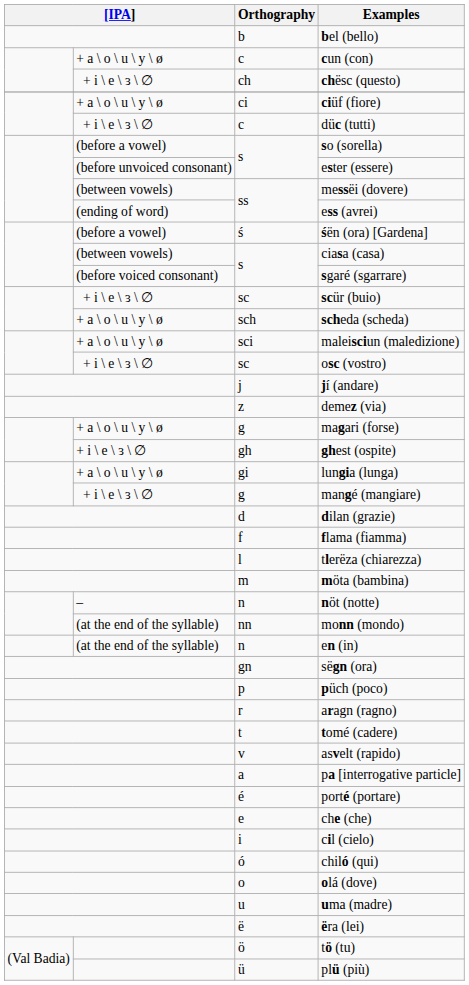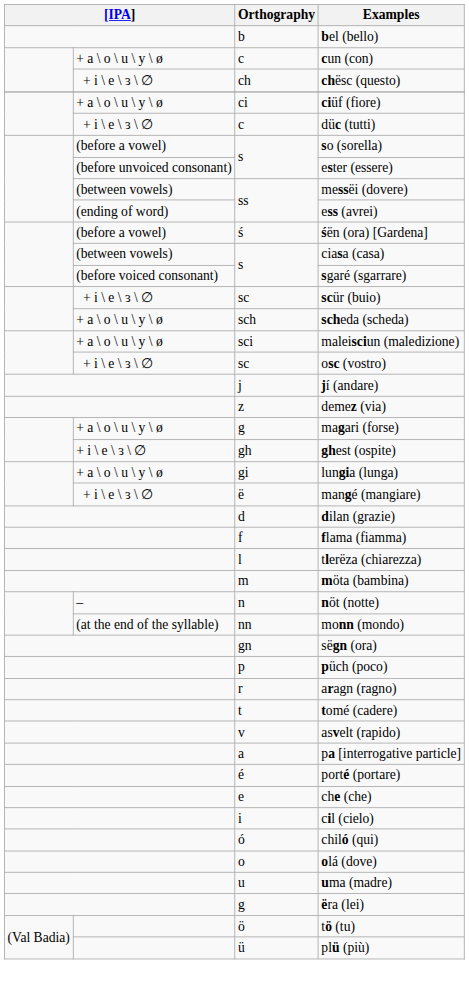(241, 494) g -> (241, 494) ë
- row: (340, 645)
(241, 926) ë -> (241, 904) g
